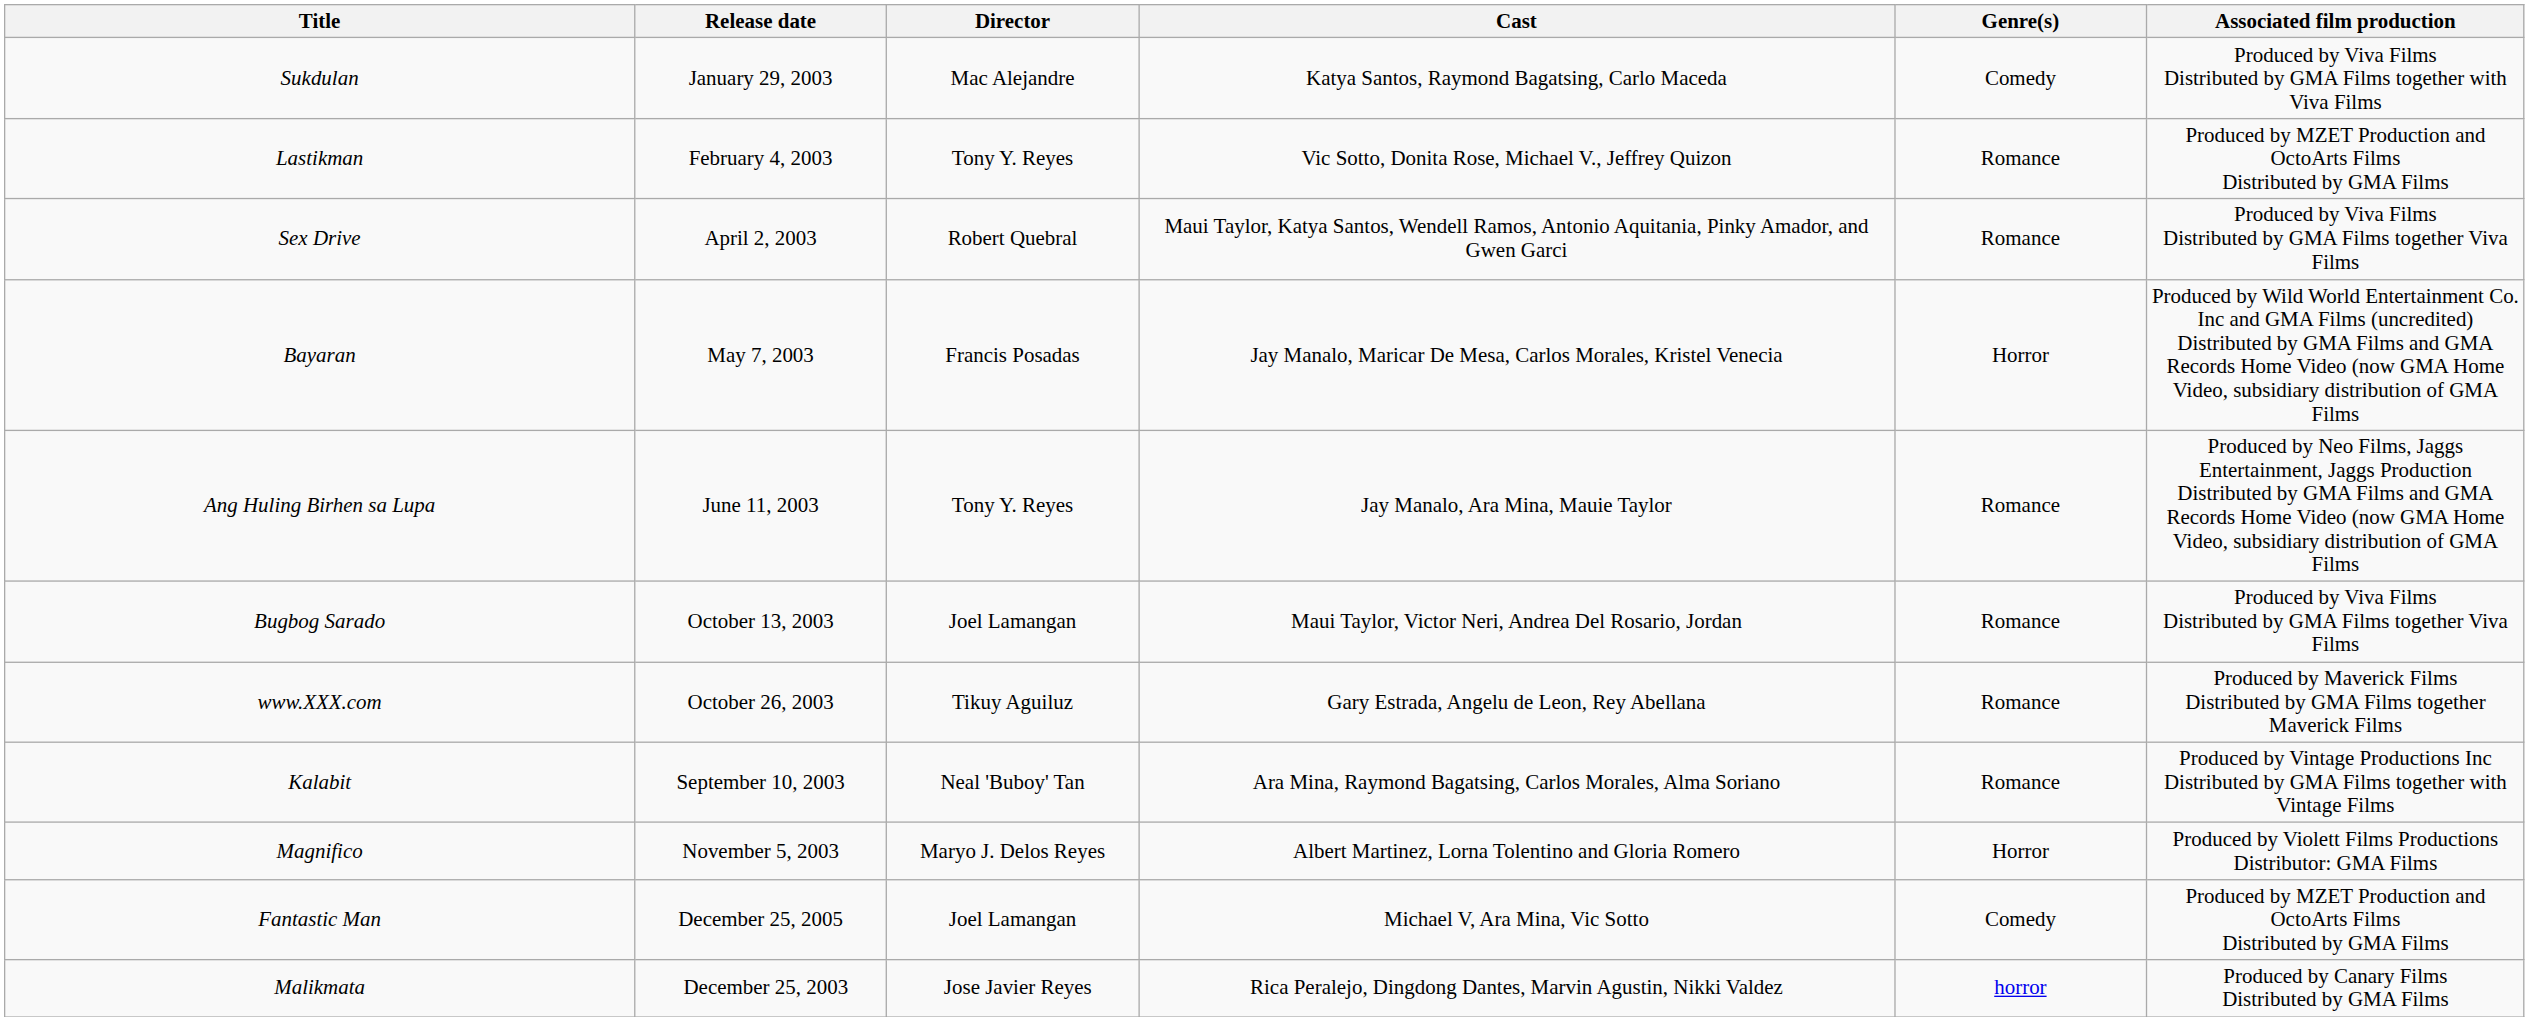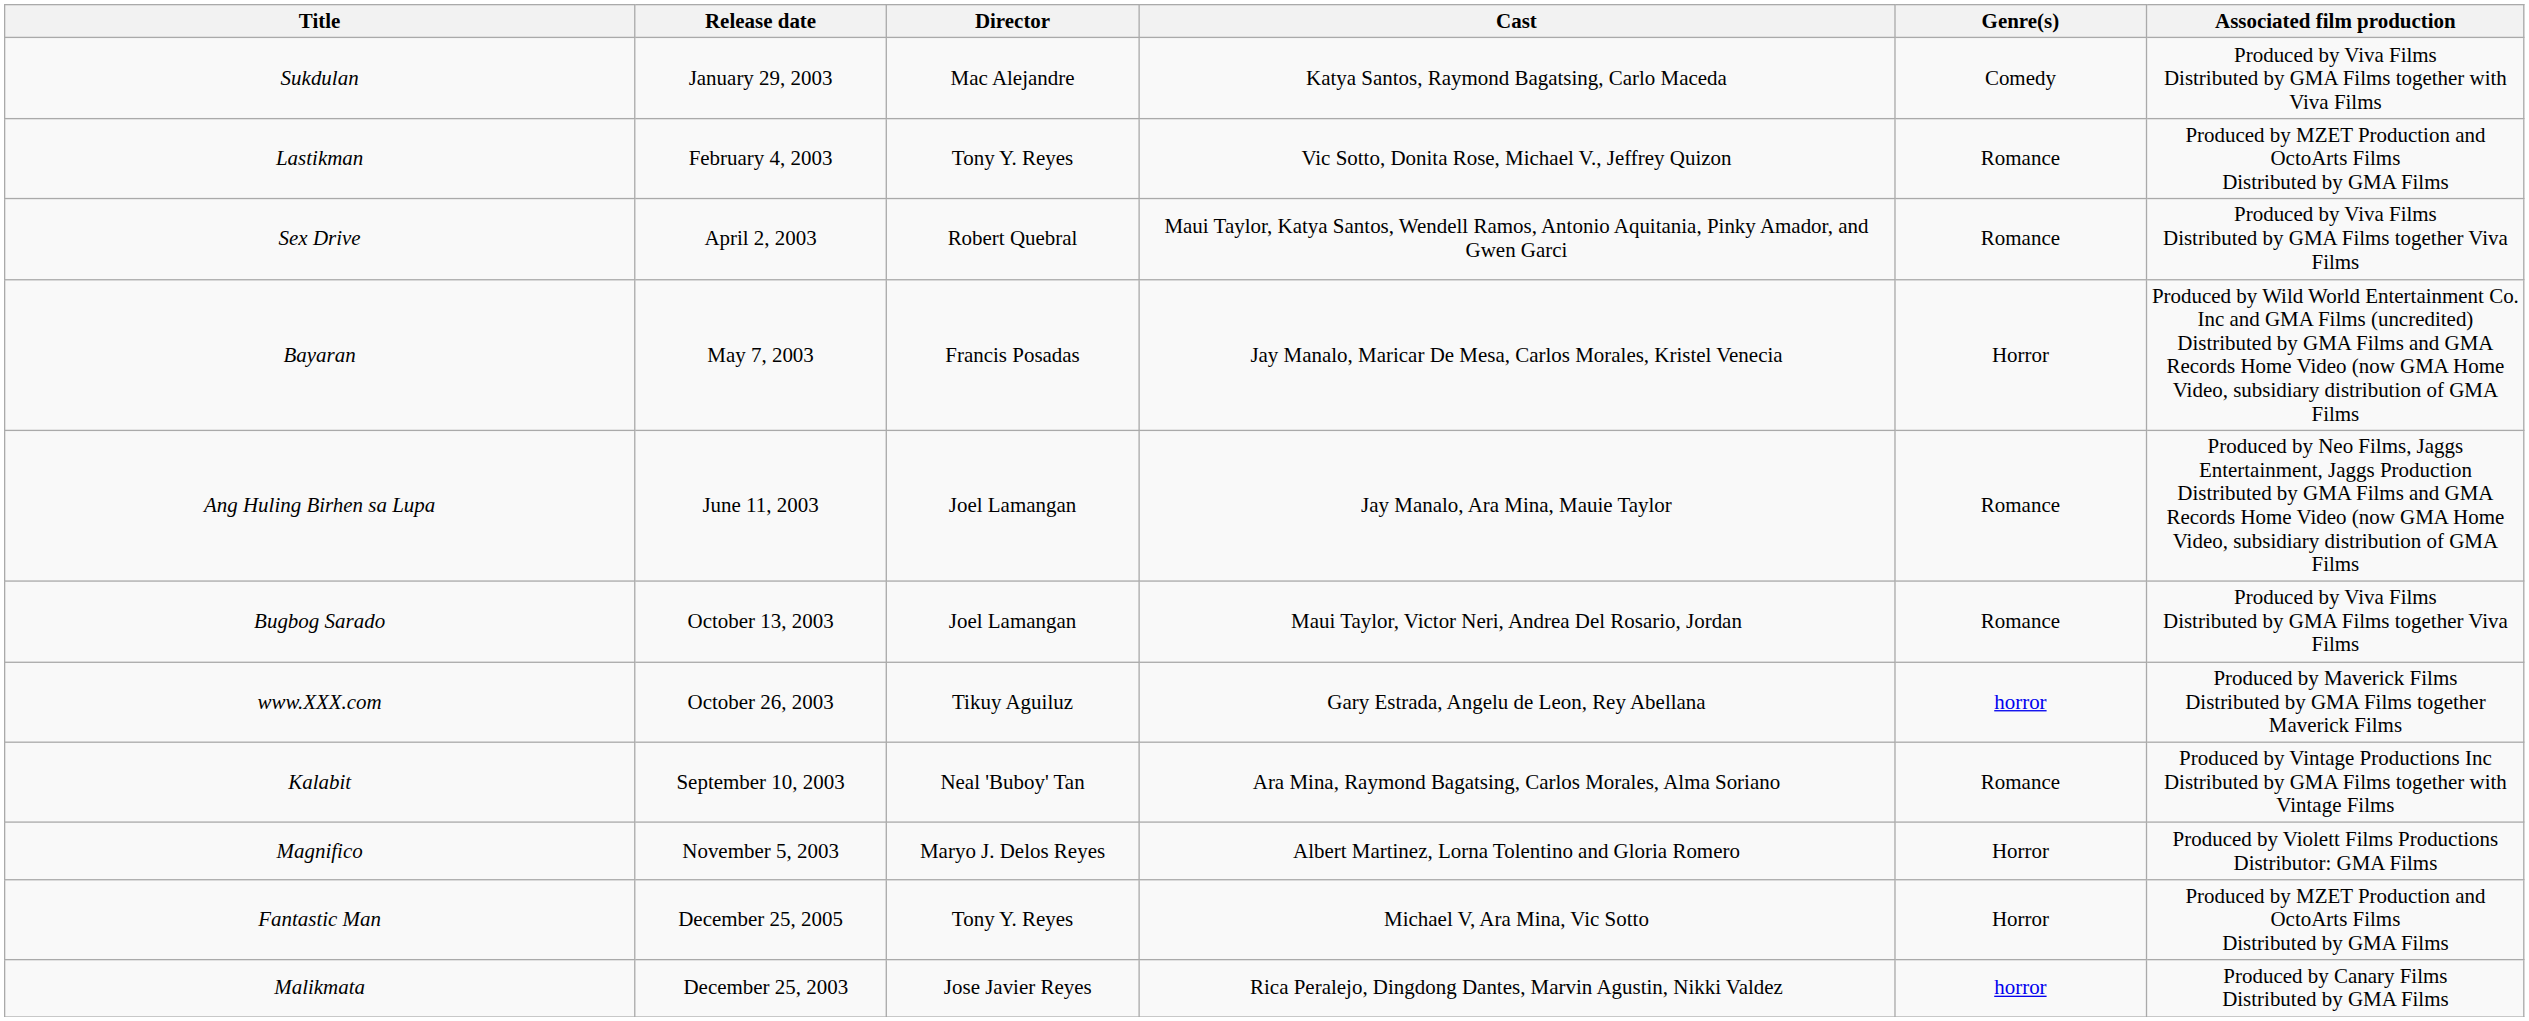(1013, 505) Tony Y. Reyes -> (1013, 505) Joel Lamangan
(2020, 701) Romance -> (2020, 701) horror
(1013, 919) Joel Lamangan -> (1013, 919) Tony Y. Reyes
(2020, 919) Comedy -> (2020, 919) Horror
